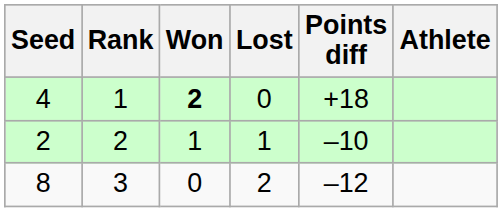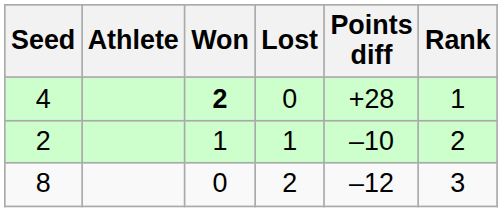columns swapped: (445, 40) <-> (121, 40)
(346, 98) +18 -> (372, 98) +28
